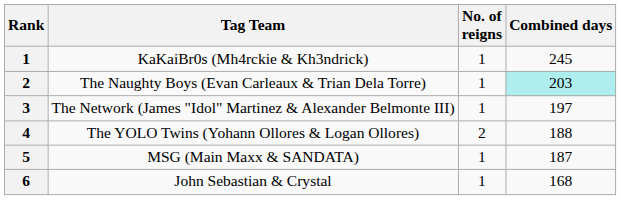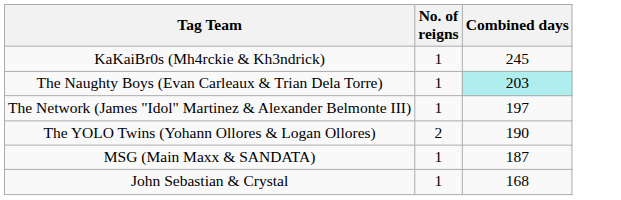- column: (26, 25)
(561, 132) 188 -> (517, 132) 190
